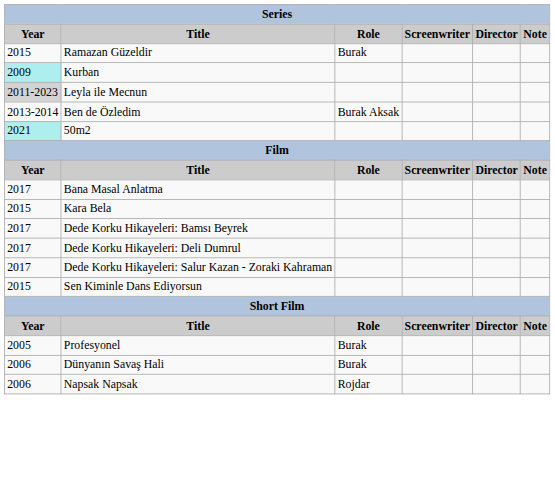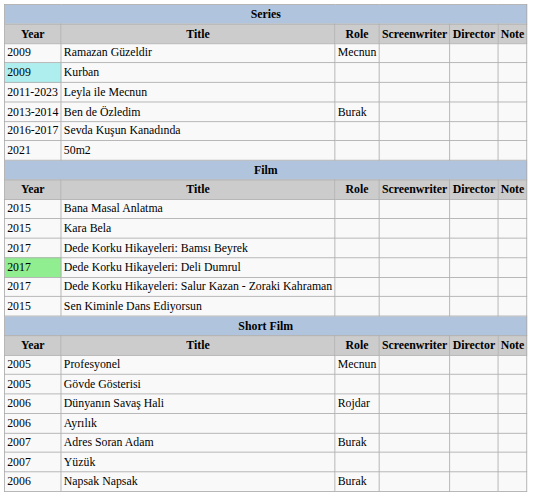(19, 53) 2015 -> (19, 53) 2009
(352, 53) Burak -> (357, 53) Mecnun
(33, 92) lightgrey background -> (33, 92) no background
(368, 112) Burak Aksak -> (352, 112) Burak
+ row: (122, 131)
(19, 131) paleturquoise background -> (19, 150) no background
(19, 189) 2017 -> (19, 209) 2015
(19, 248) no background -> (19, 267) lightgreen background
(352, 345) Burak -> (357, 365) Mecnun
+ row: (102, 384)
(352, 365) Burak -> (354, 404) Rojdar
+ row: (80, 423)
+ row: (109, 443)
+ row: (80, 462)
(354, 384) Rojdar -> (352, 482) Burak
